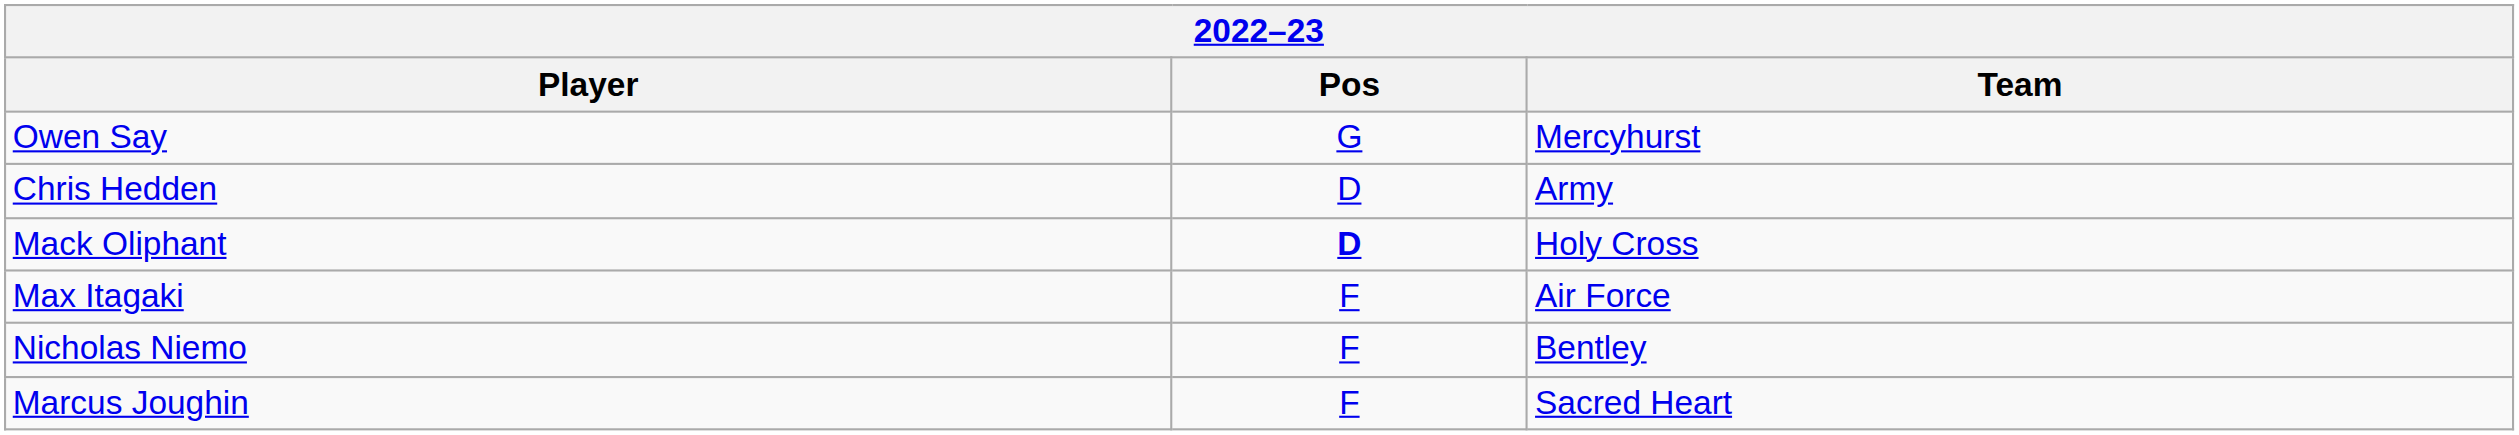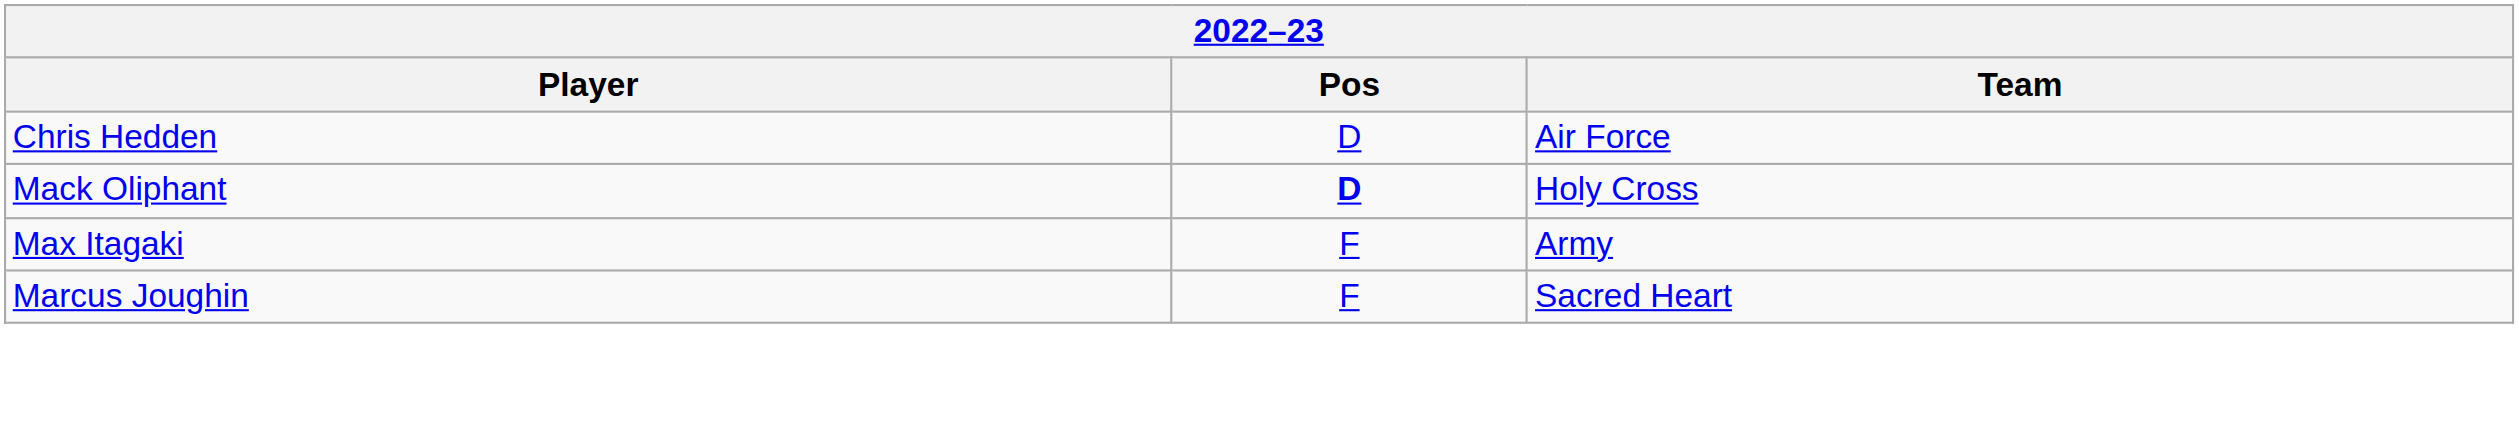- row: (90, 137)
(1574, 190) Army -> (1603, 137) Air Force
(1603, 296) Air Force -> (1574, 243) Army
- row: (130, 349)
